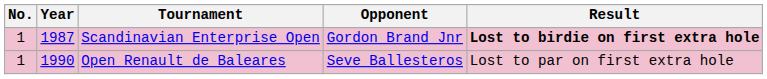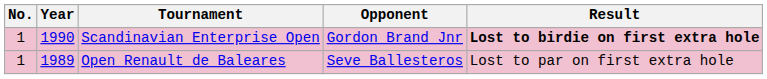(57, 39) 1987 -> (57, 39) 1990
(57, 62) 1990 -> (57, 62) 1989
